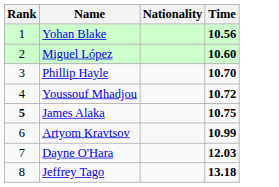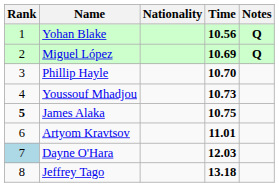+ column: (257, 14)
(222, 53) 10.60 -> (222, 53) 10.69
(222, 93) 10.72 -> (222, 93) 10.73
(222, 133) 10.99 -> (222, 133) 11.01
(22, 152) no background -> (22, 152) lightblue background
